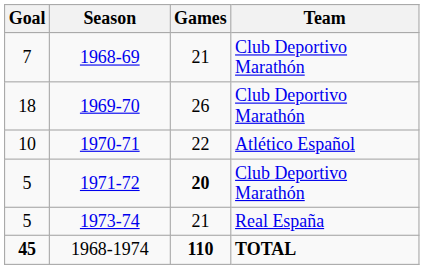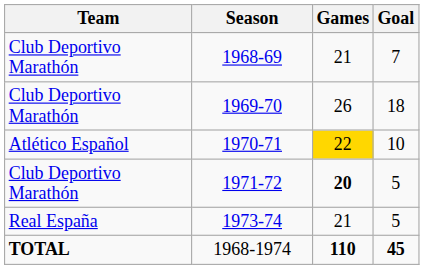columns swapped: (325, 18) <-> (27, 18)
(200, 144) no background -> (343, 144) gold background
